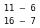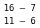rows swapped: (20, 8) <-> (20, 21)
